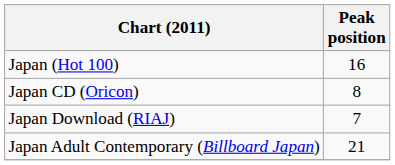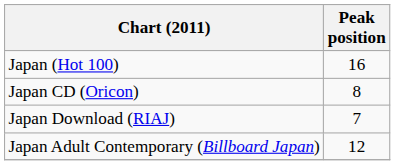(357, 145) 21 -> (357, 145) 12
